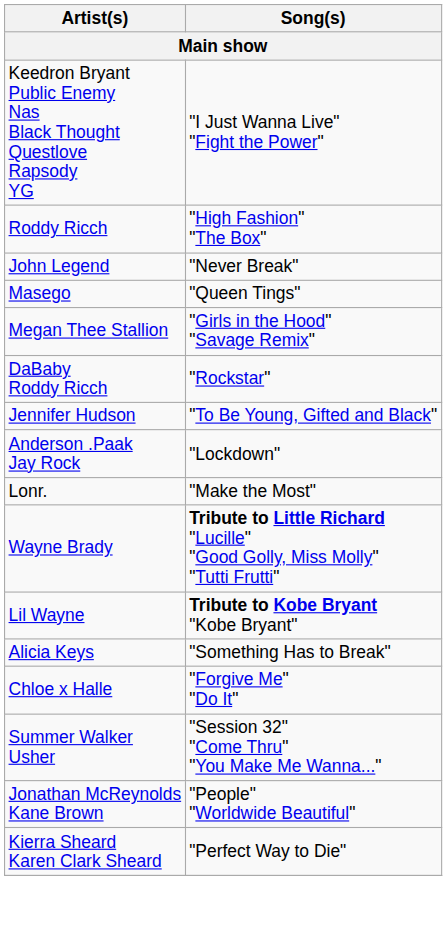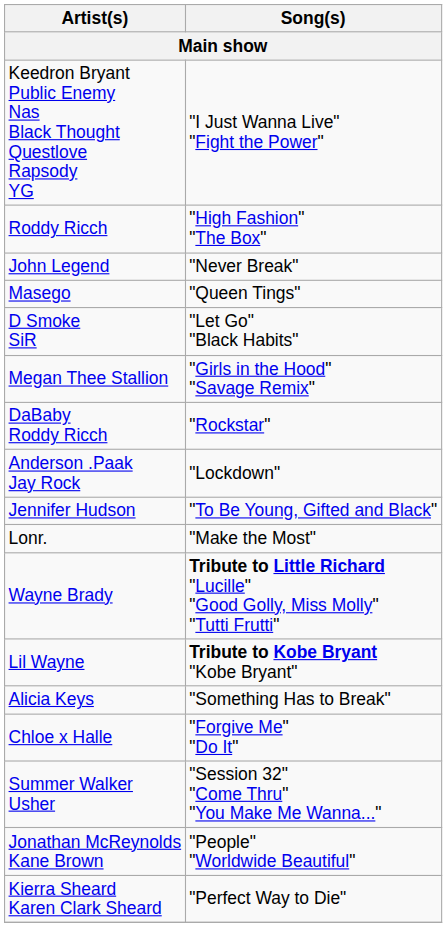+ row: (44, 331)
rows swapped: (72, 416) <-> (71, 453)
